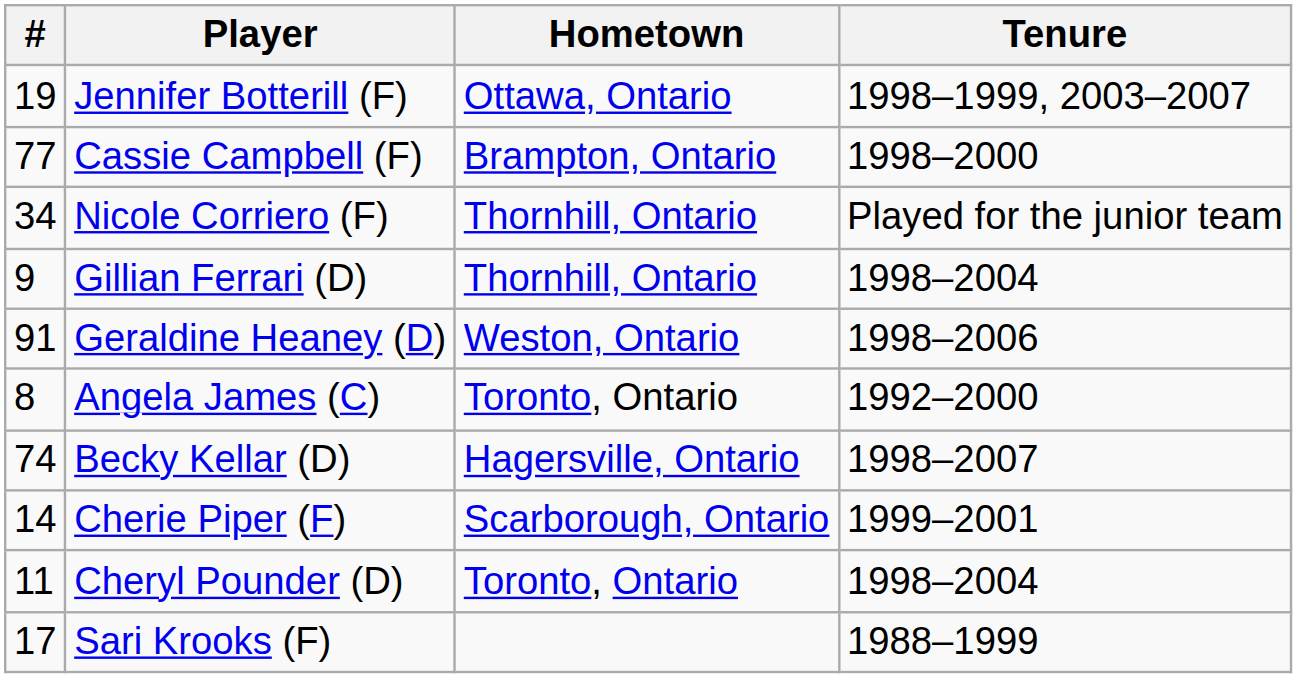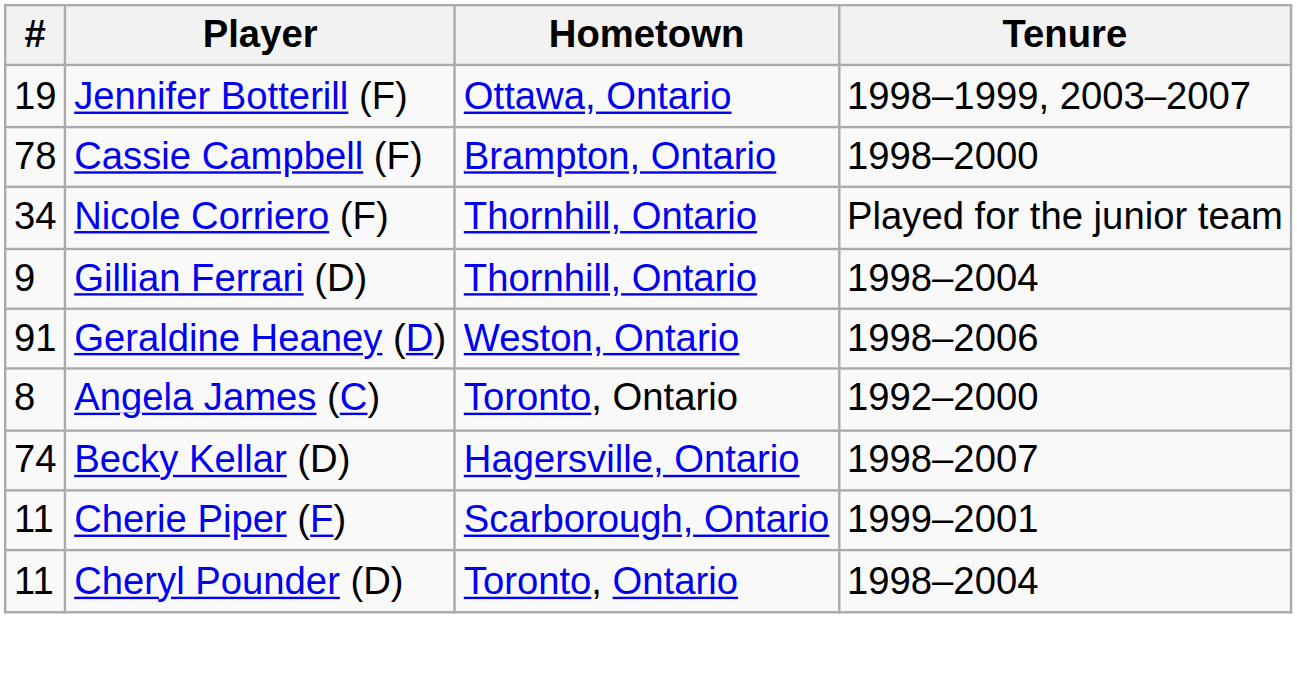(35, 156) 77 -> (35, 156) 78
(35, 519) 14 -> (34, 519) 11
- row: (203, 641)
